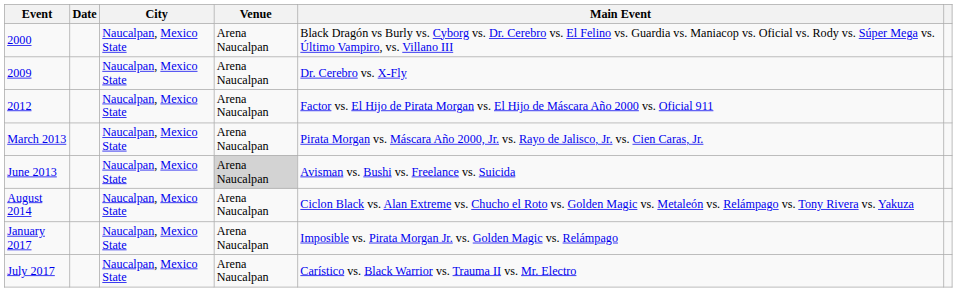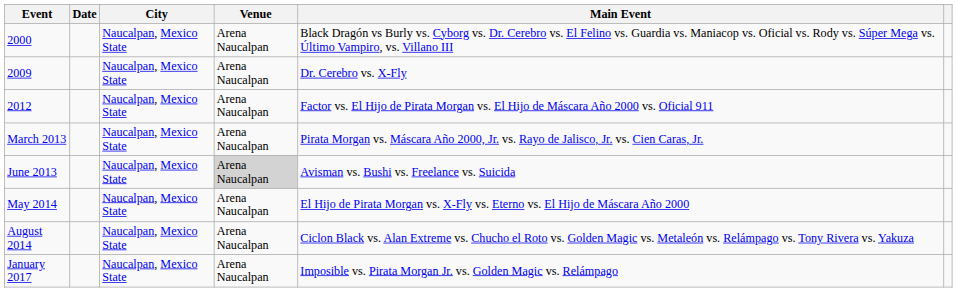+ row: (32, 205)
- row: (31, 271)
